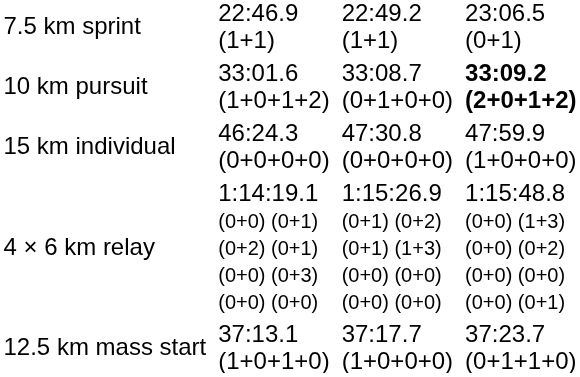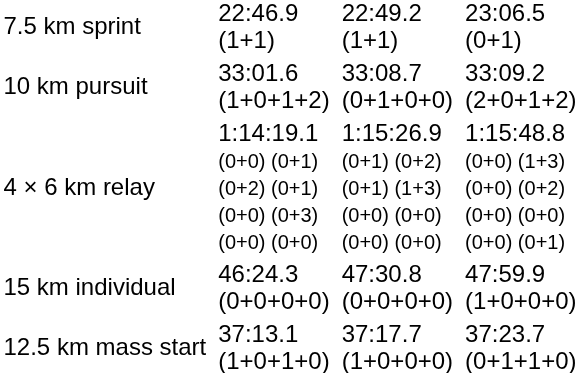(521, 86) bold -> (521, 86) normal
rows swapped: (90, 146) <-> (79, 246)
